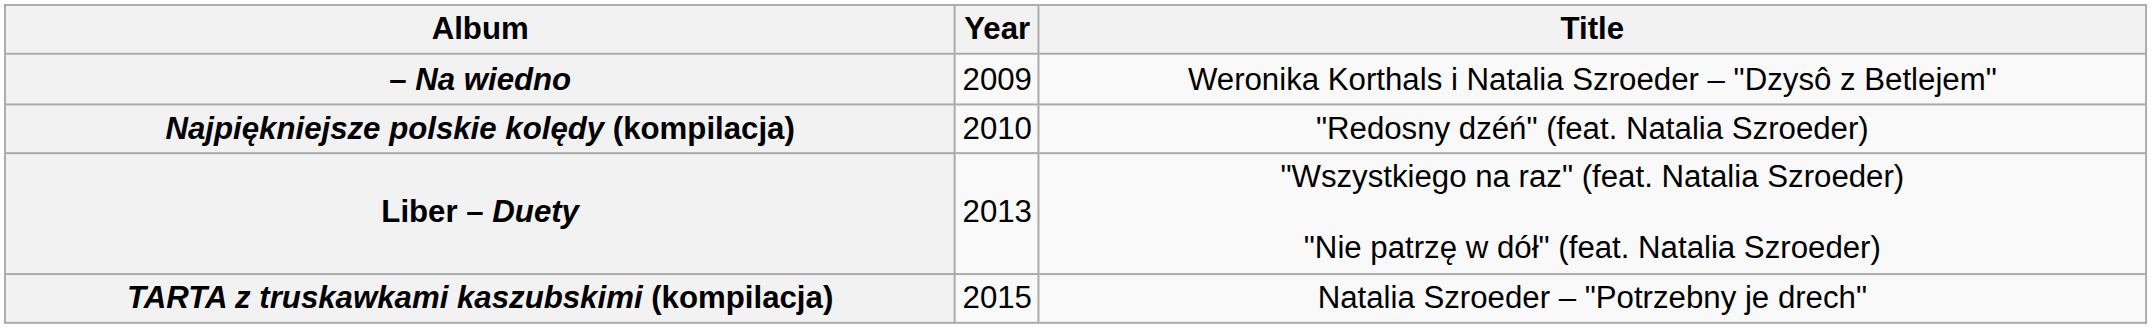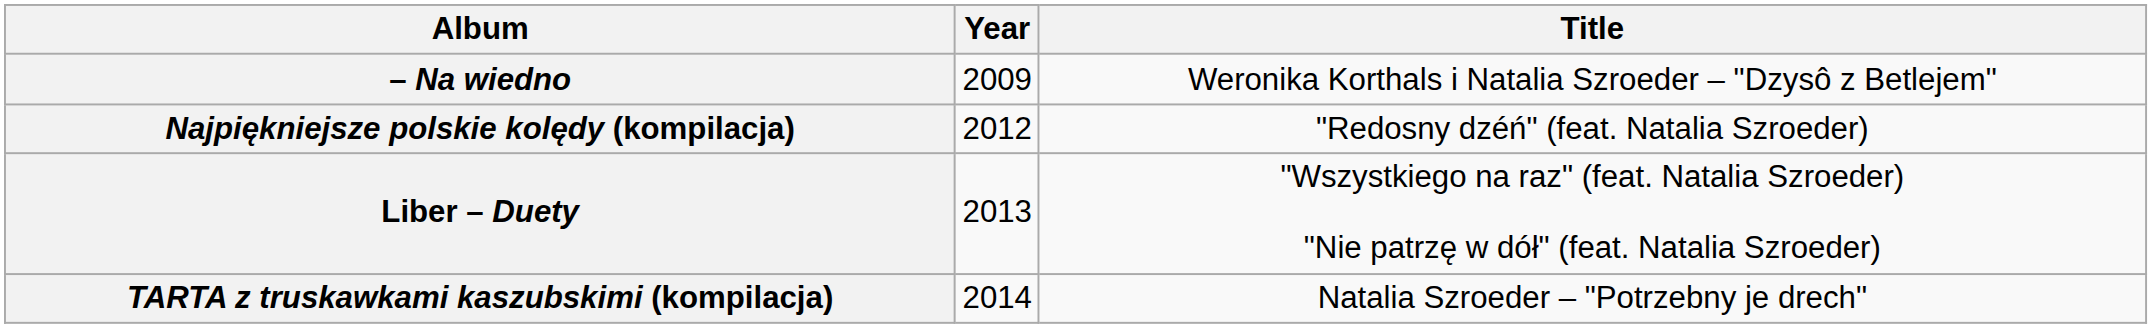(997, 128) 2010 -> (997, 128) 2012
(997, 297) 2015 -> (997, 297) 2014
